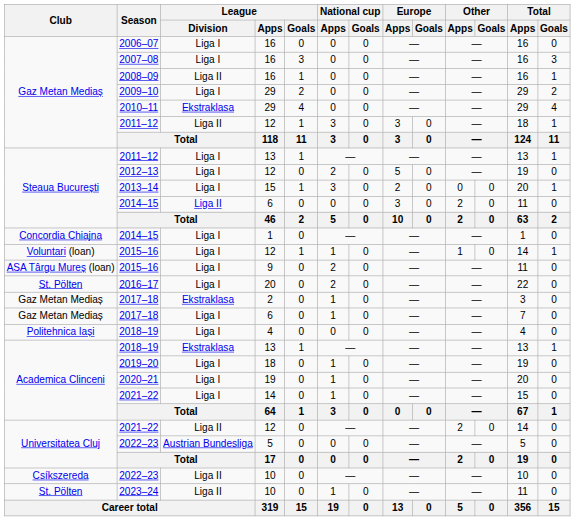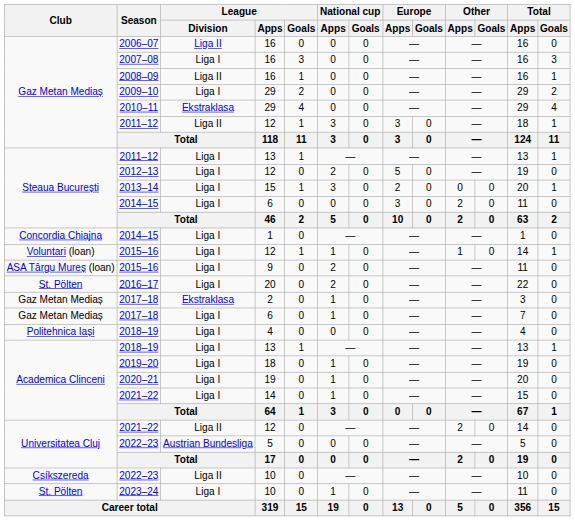(208, 44) Liga I -> (208, 44) Liga II
(208, 204) Liga II -> (208, 204) Liga I
(208, 348) Ekstraklasa -> (208, 348) Liga I
(208, 492) Liga II -> (208, 492) Liga I
